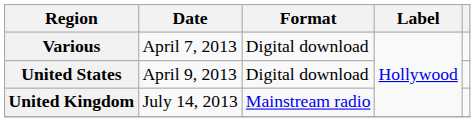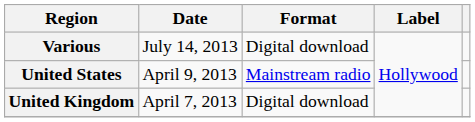(190, 46) April 7, 2013 -> (190, 46) July 14, 2013
(307, 74) Digital download -> (308, 74) Mainstream radio
(190, 102) July 14, 2013 -> (190, 102) April 7, 2013
(308, 102) Mainstream radio -> (307, 102) Digital download
